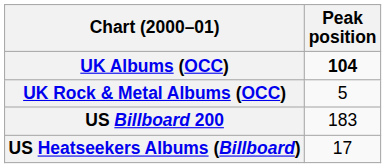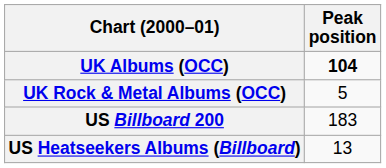(343, 148) 17 -> (343, 148) 13
